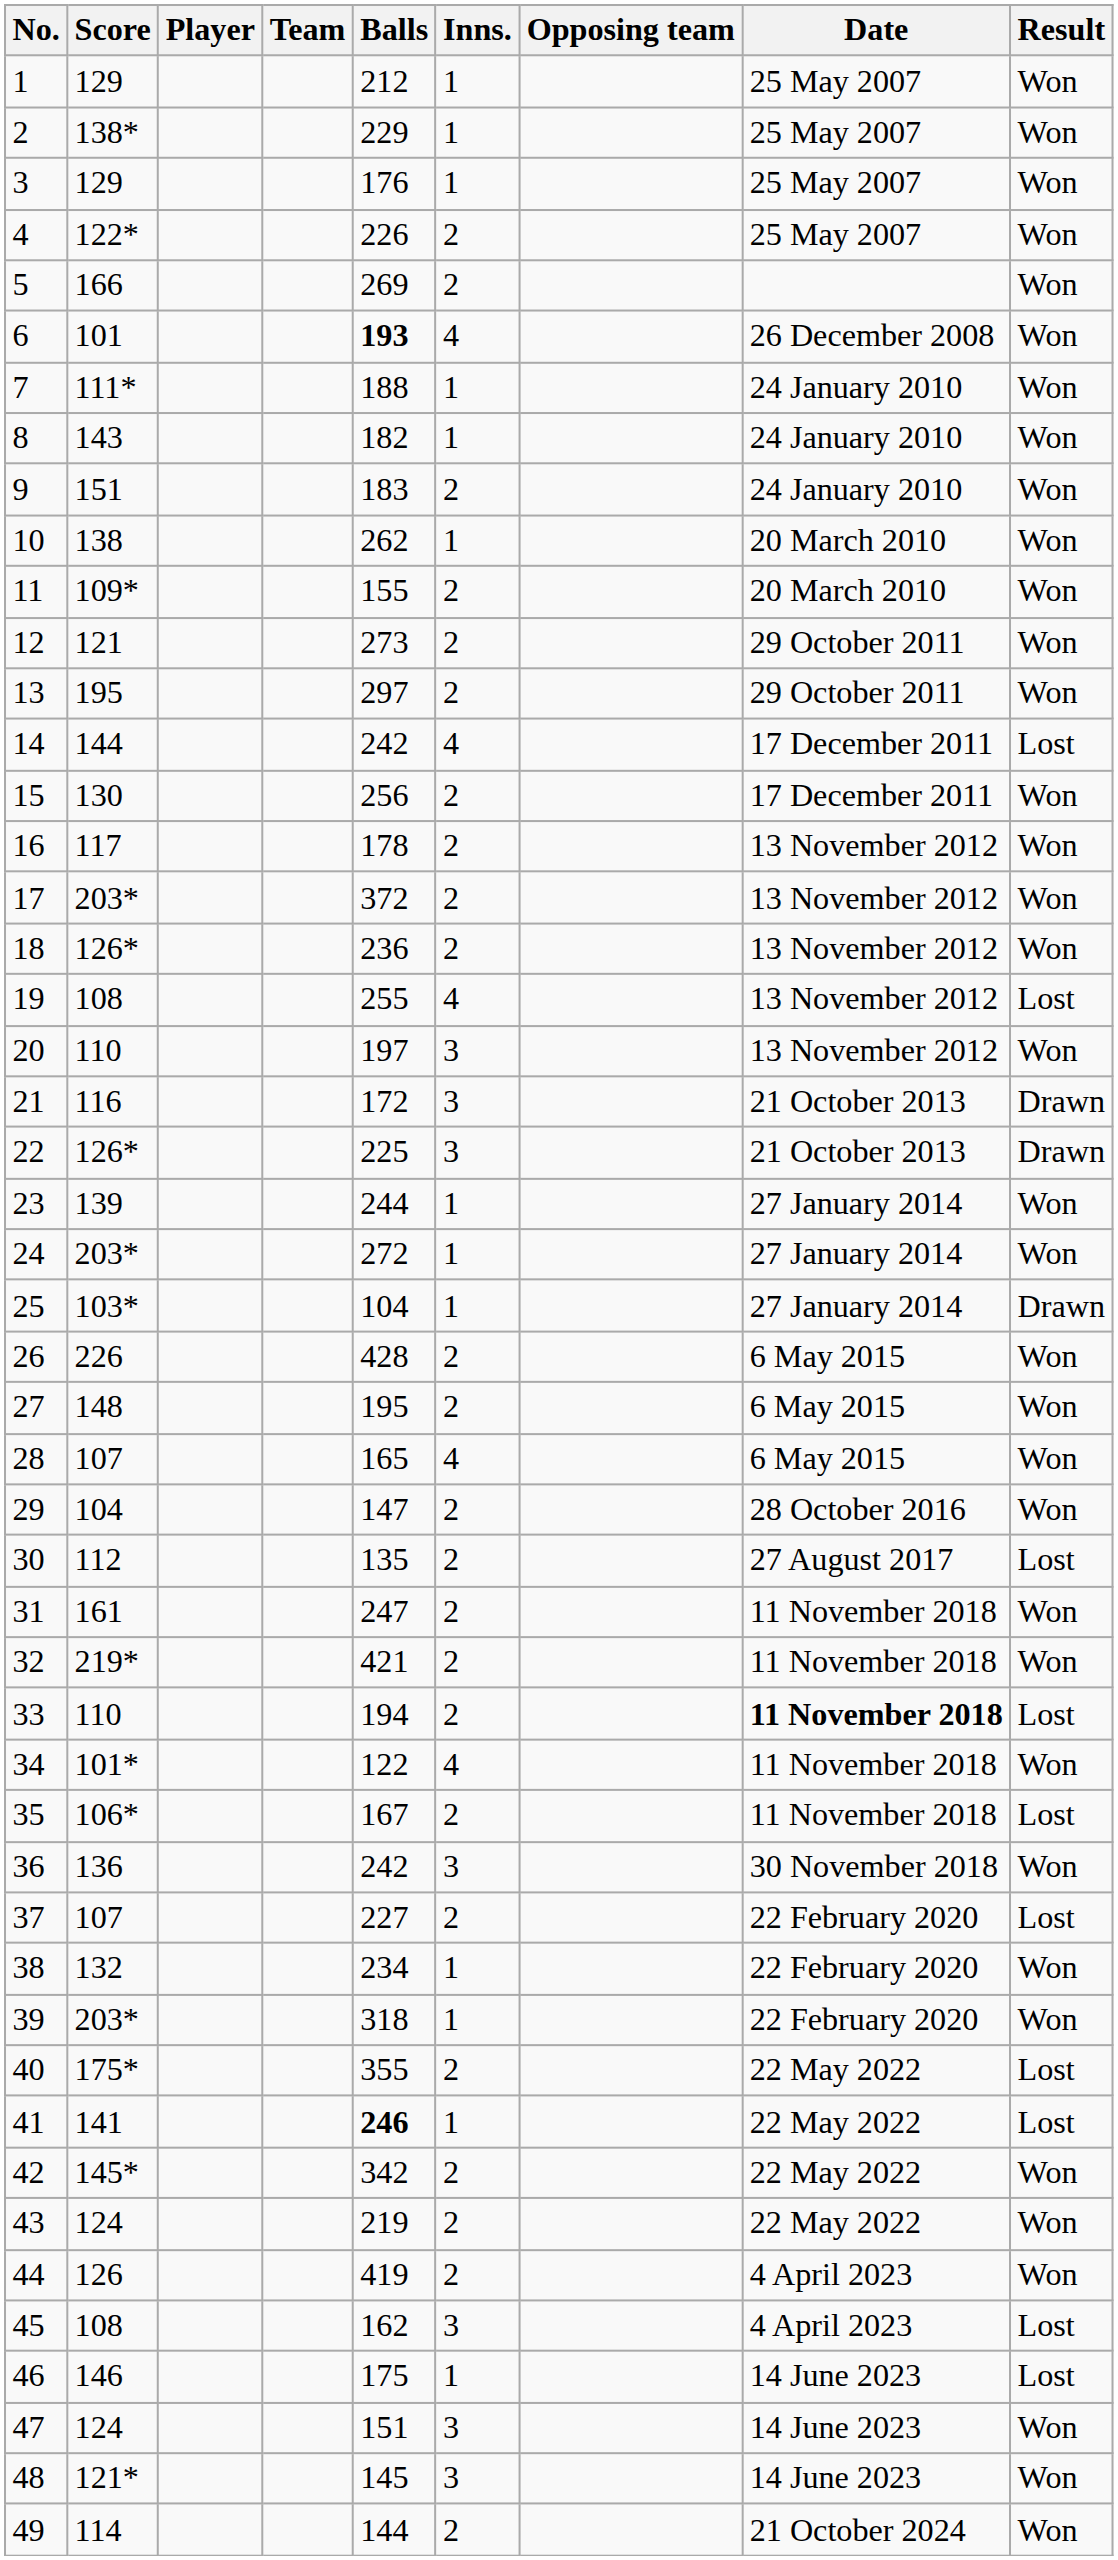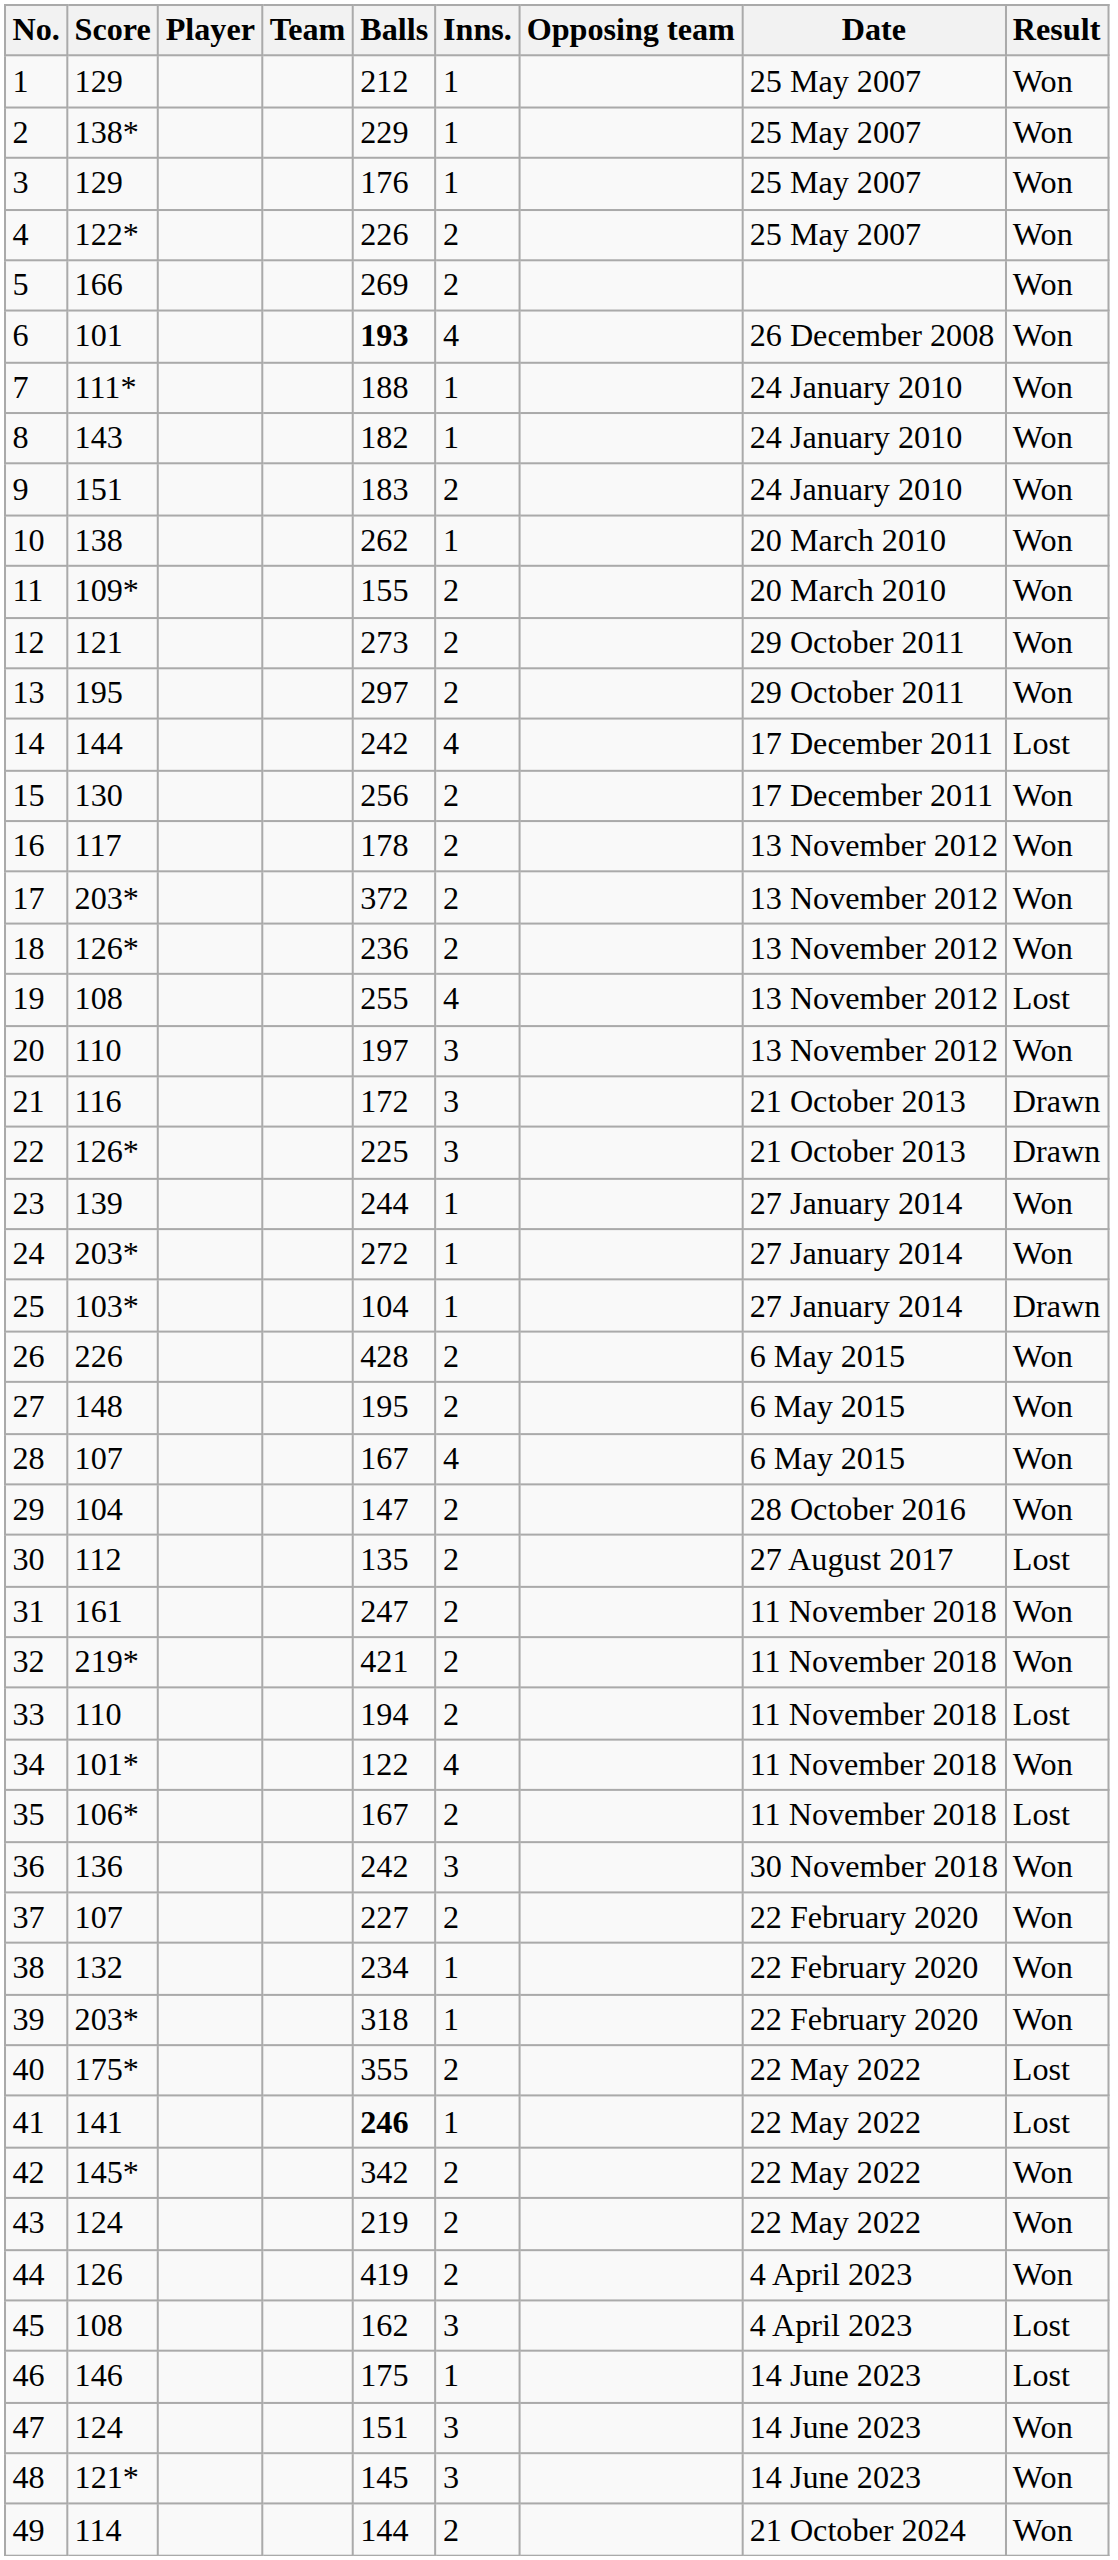(384, 1458) 165 -> (384, 1458) 167
(876, 1713) bold -> (873, 1713) normal
(1046, 1917) Lost -> (1043, 1917) Won
